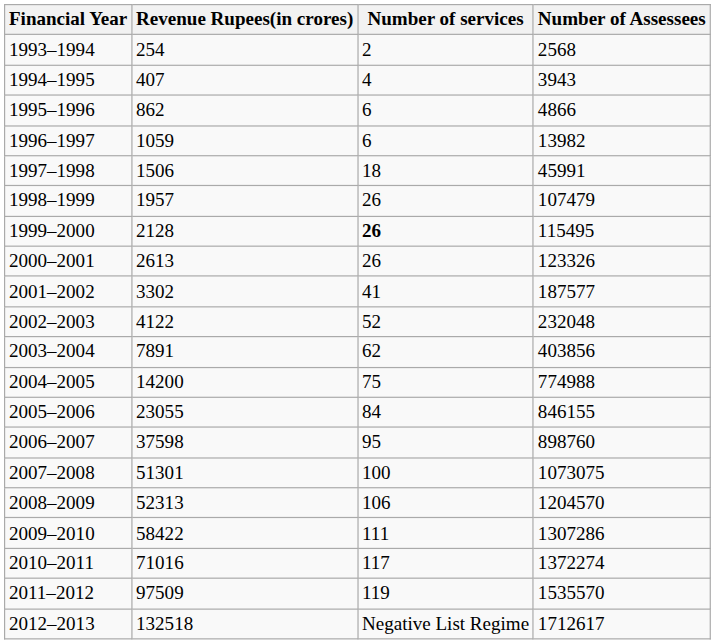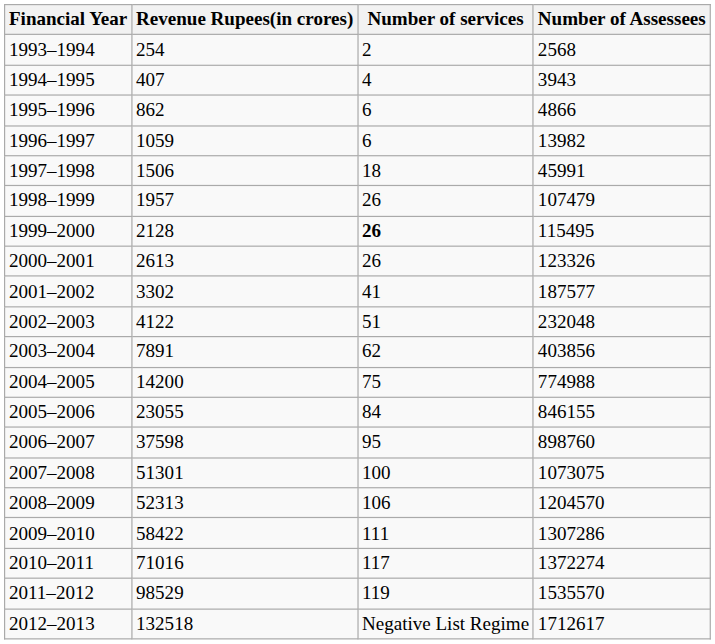(372, 321) 52 -> (372, 321) 51
(160, 593) 97509 -> (160, 593) 98529
